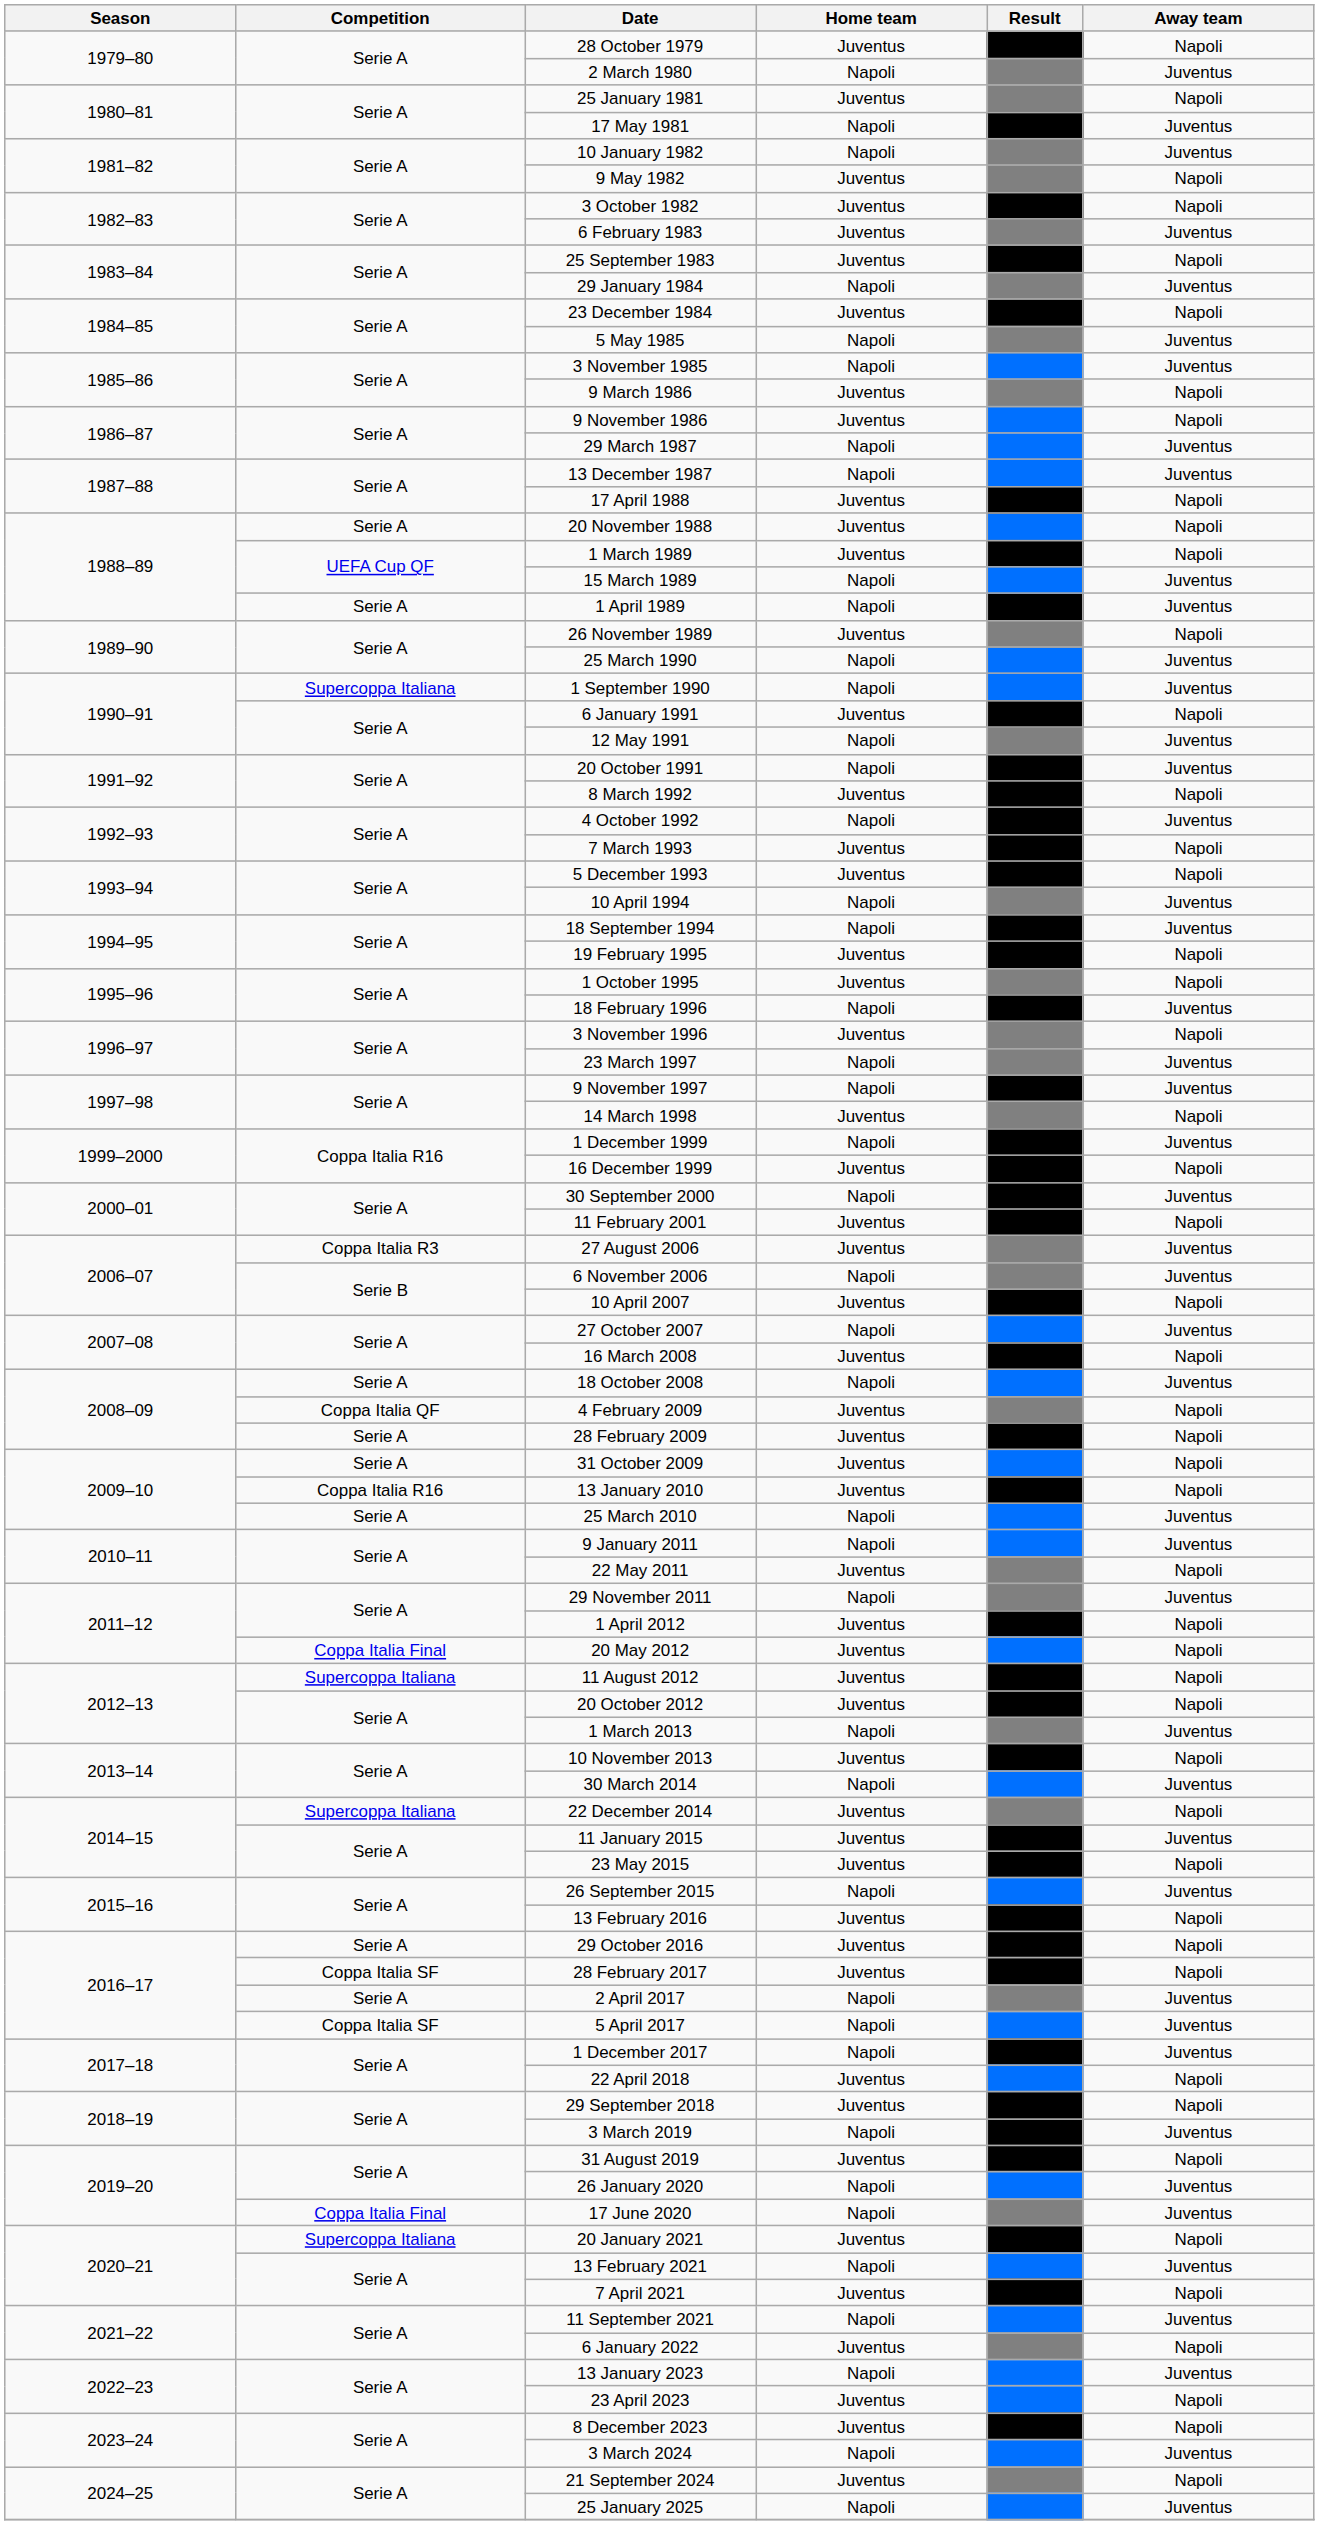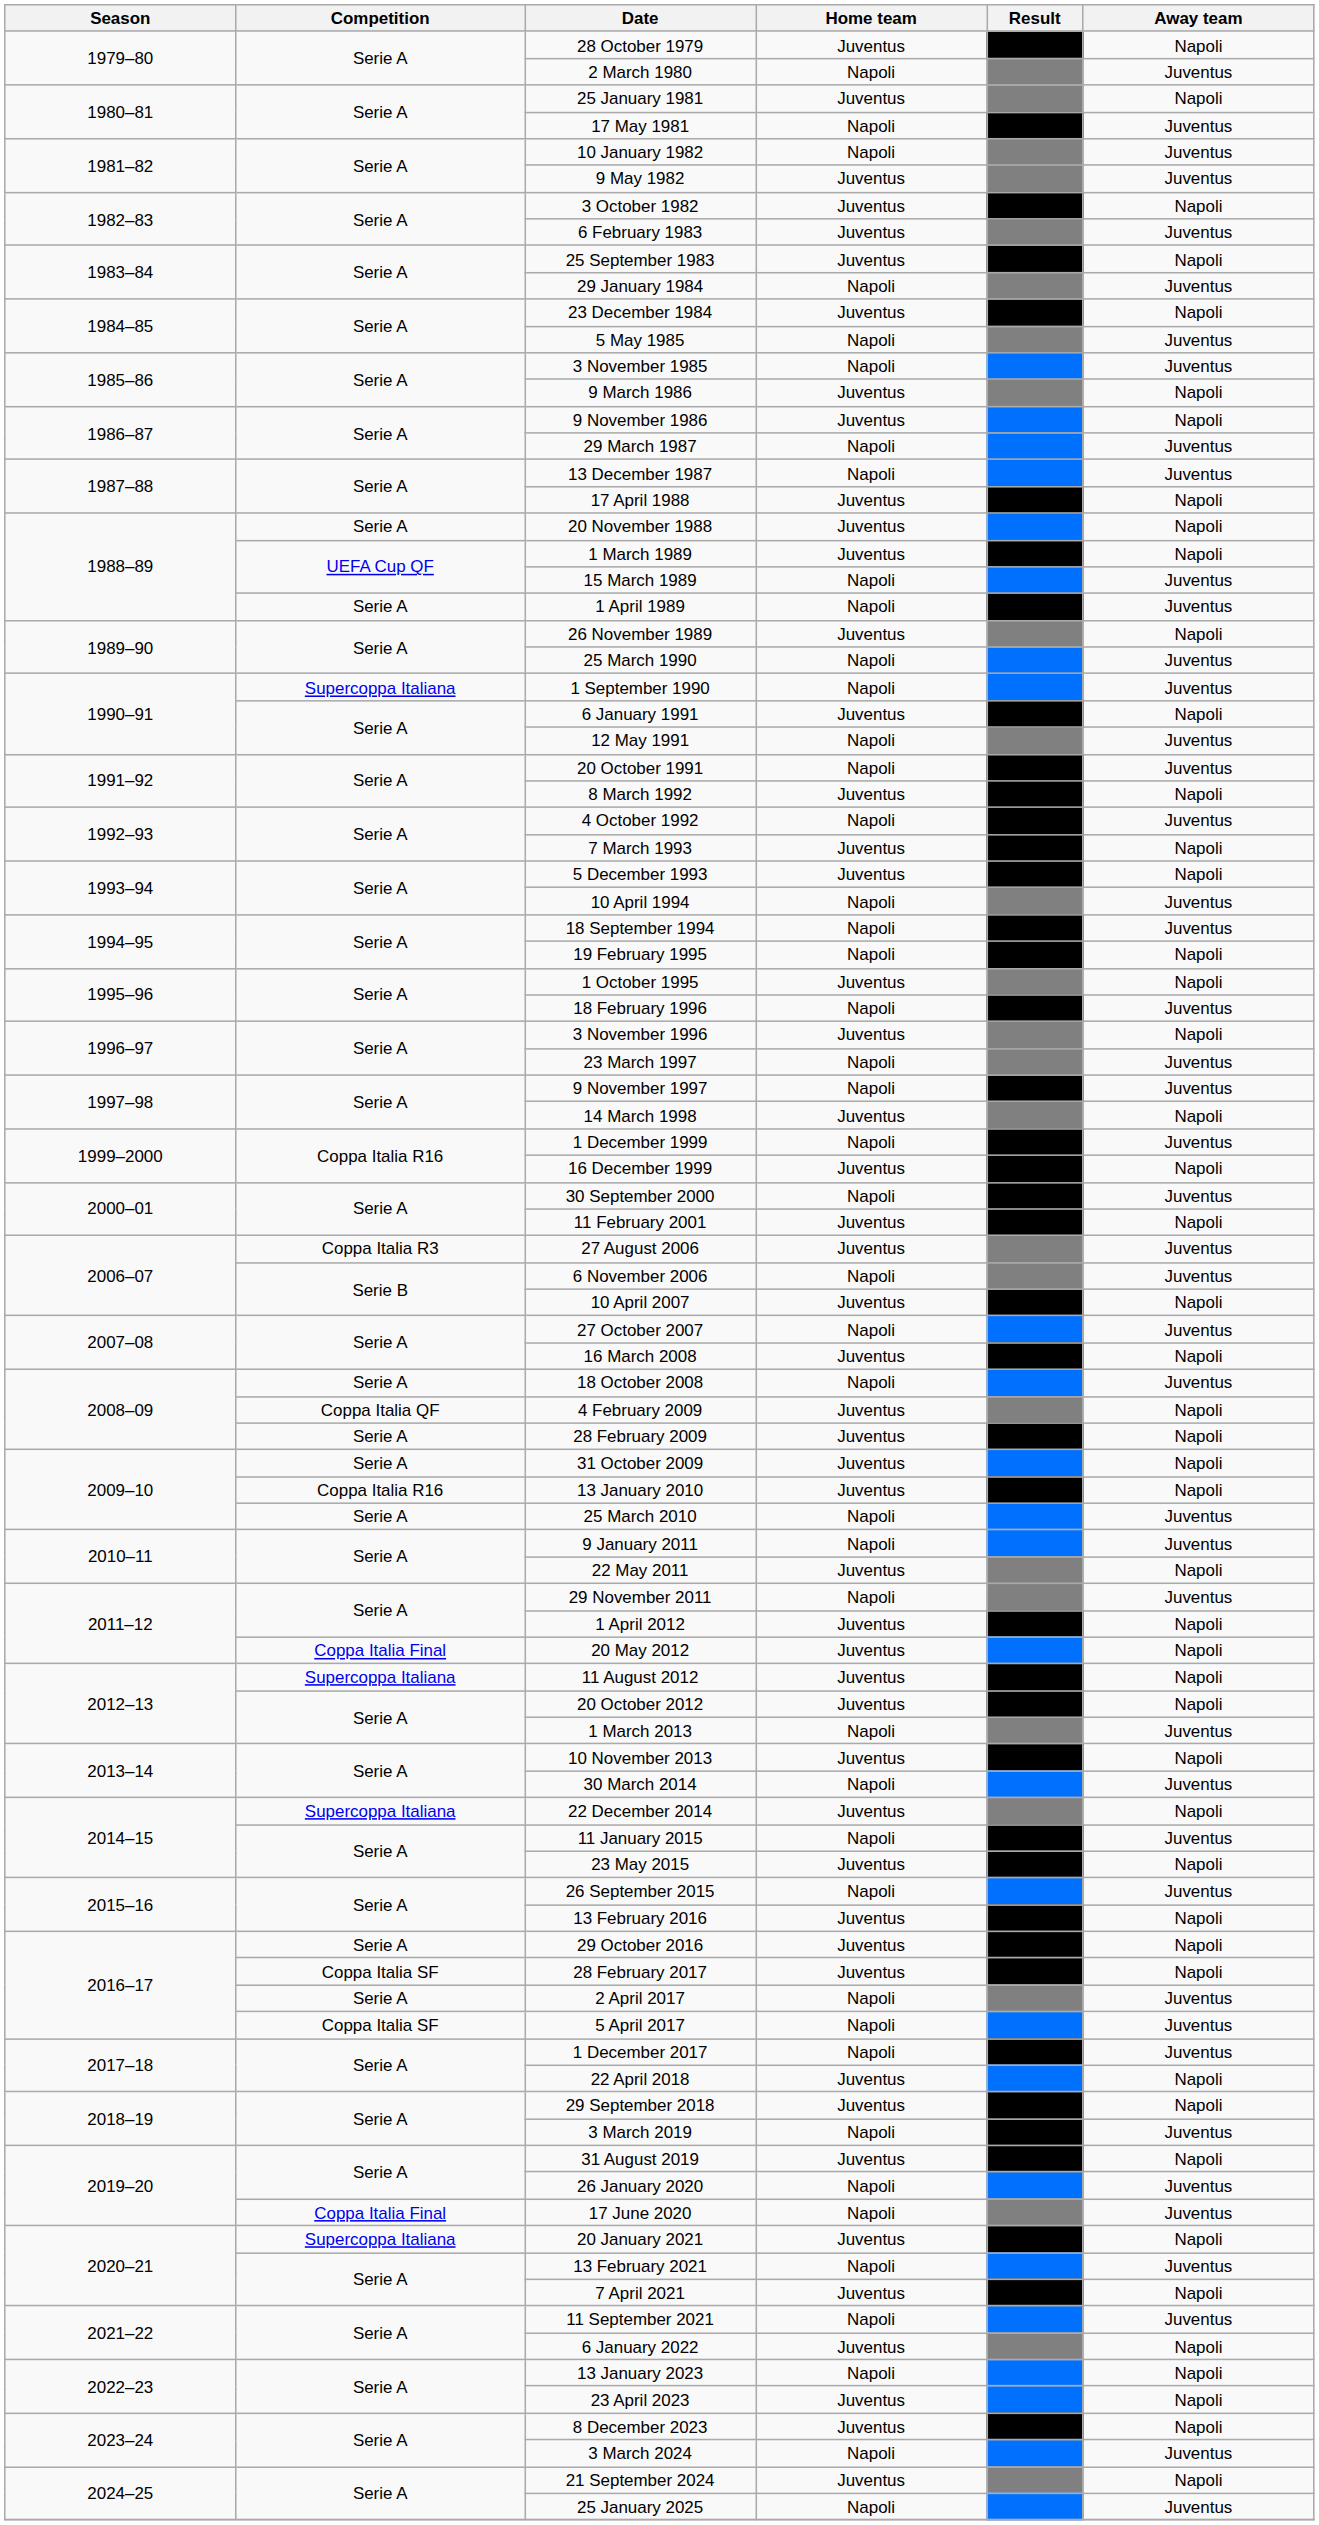(1198, 179) Napoli -> (1198, 179) Juventus
(871, 955) Juventus -> (871, 955) Napoli
(871, 1838) Juventus -> (871, 1838) Napoli
(1198, 2373) Juventus -> (1198, 2373) Napoli
